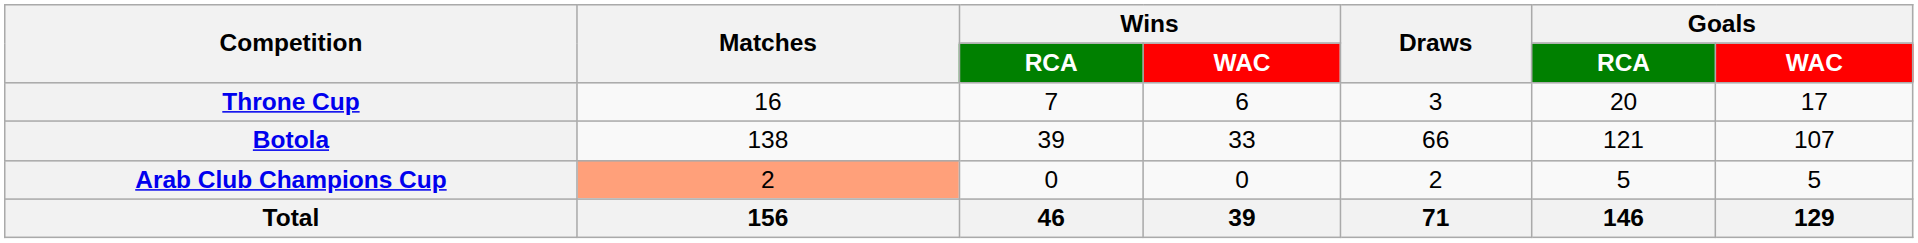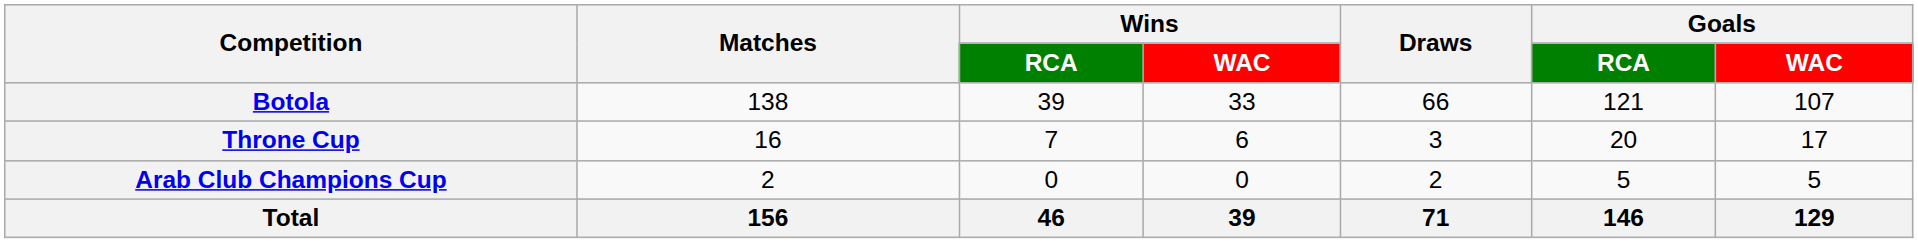rows swapped: (291, 140) <-> (291, 101)
(768, 179) lightsalmon background -> (768, 179) no background
